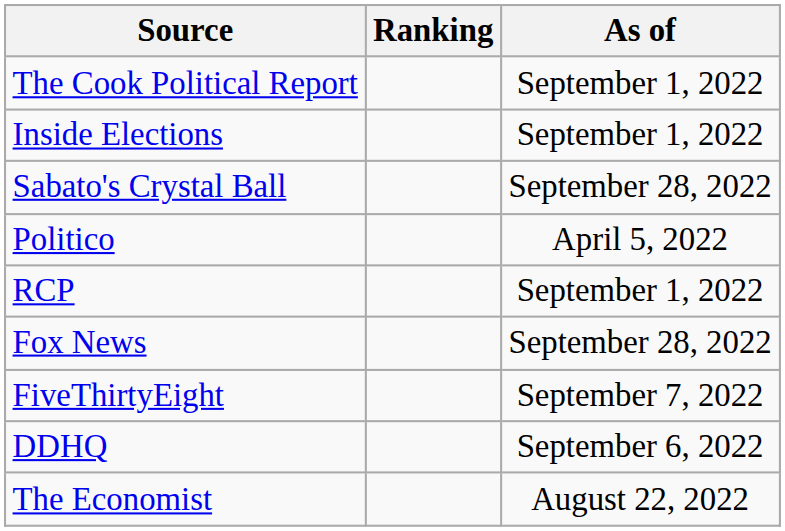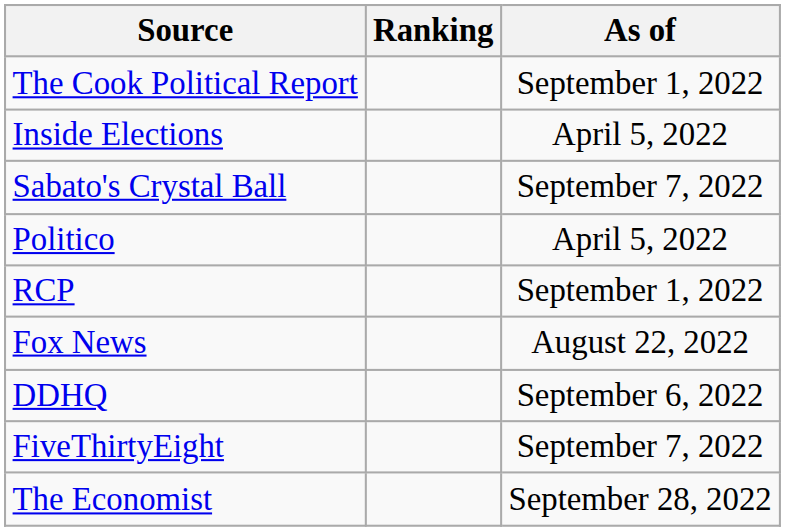(640, 134) September 1, 2022 -> (640, 134) April 5, 2022
(640, 186) September 28, 2022 -> (640, 186) September 7, 2022
(640, 342) September 28, 2022 -> (640, 342) August 22, 2022
rows swapped: (60, 446) <-> (118, 394)
(640, 498) August 22, 2022 -> (640, 498) September 28, 2022
